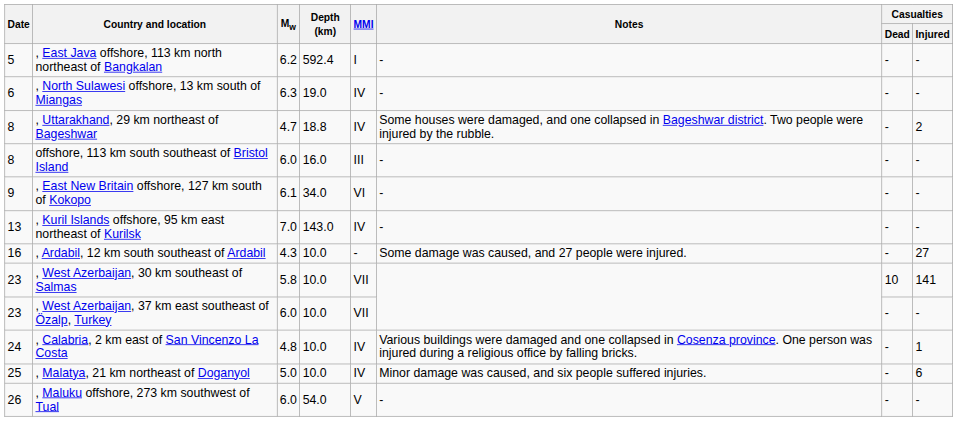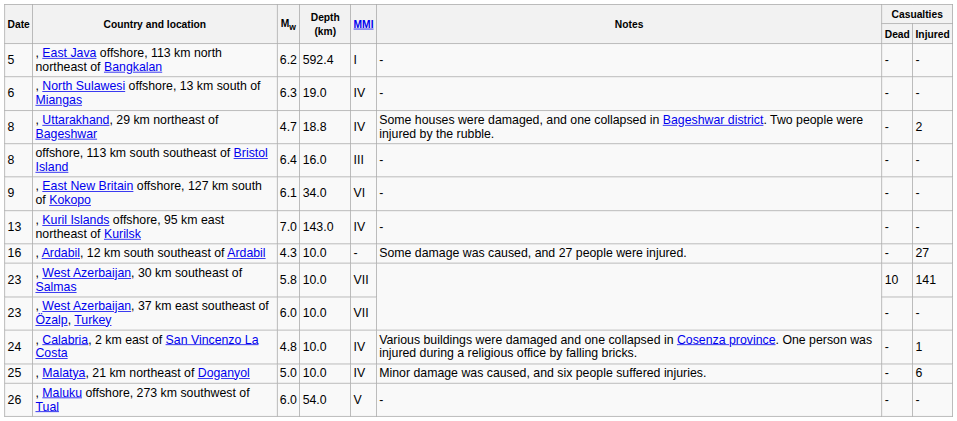(288, 160) 6.0 -> (288, 160) 6.4
